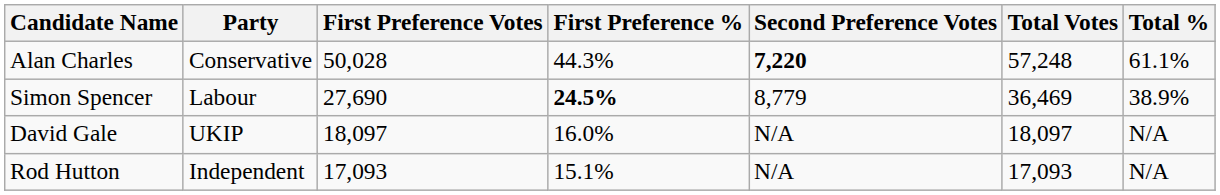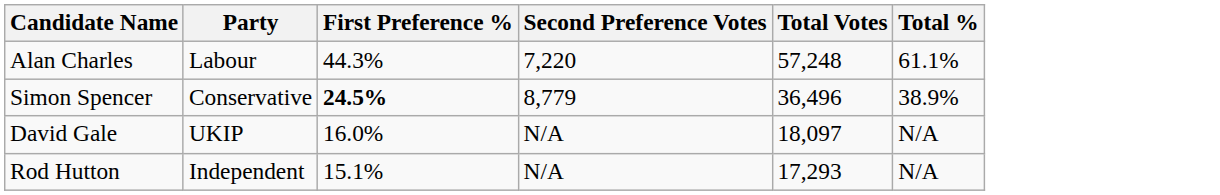- column: (433, 23)
(251, 60) Conservative -> (223, 60) Labour
(780, 60) bold -> (550, 60) normal
(223, 97) Labour -> (251, 97) Conservative
(1040, 97) 36,469 -> (810, 97) 36,496
(1040, 171) 17,093 -> (810, 171) 17,293
